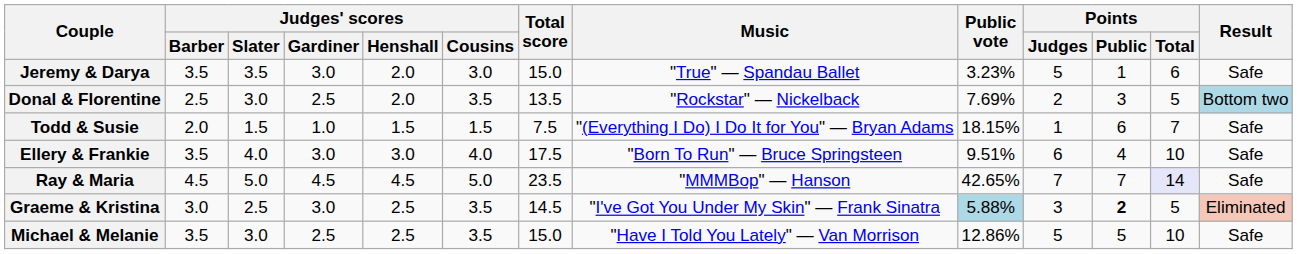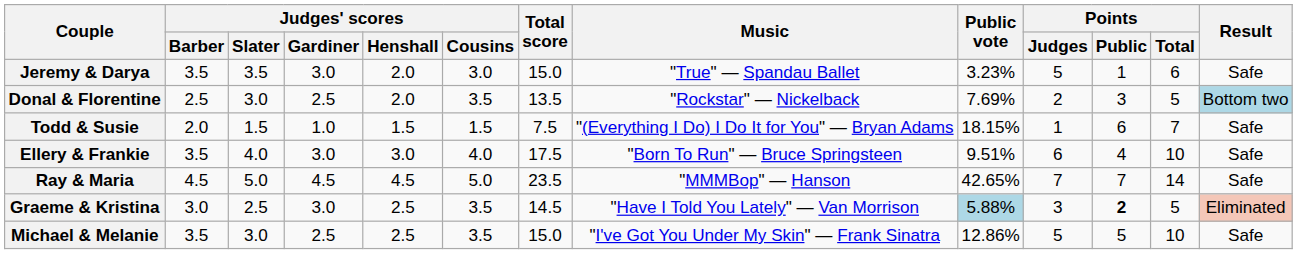(1175, 181) lavender background -> (1175, 181) no background
(765, 208) "I've Got You Under My Skin" — Frank Sinatra -> (765, 208) "Have I Told You Lately" — Van Morrison
(765, 235) "Have I Told You Lately" — Van Morrison -> (765, 235) "I've Got You Under My Skin" — Frank Sinatra
